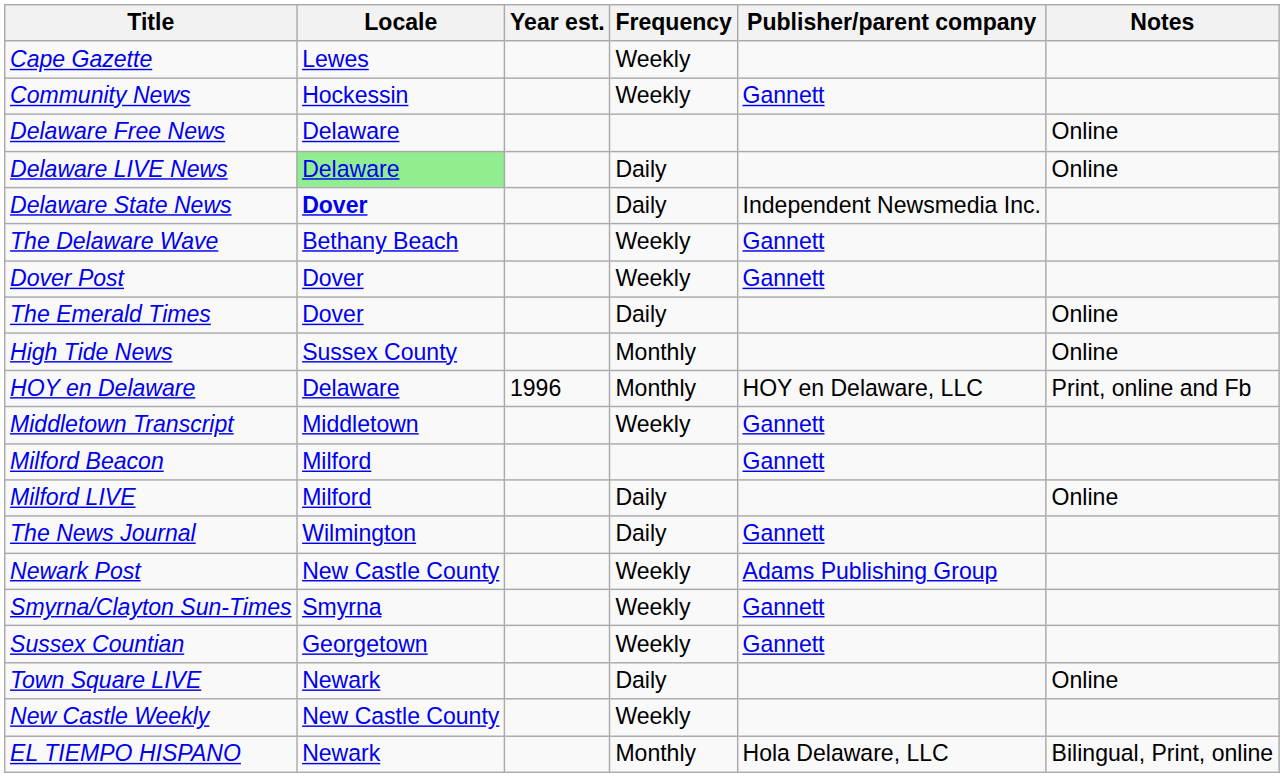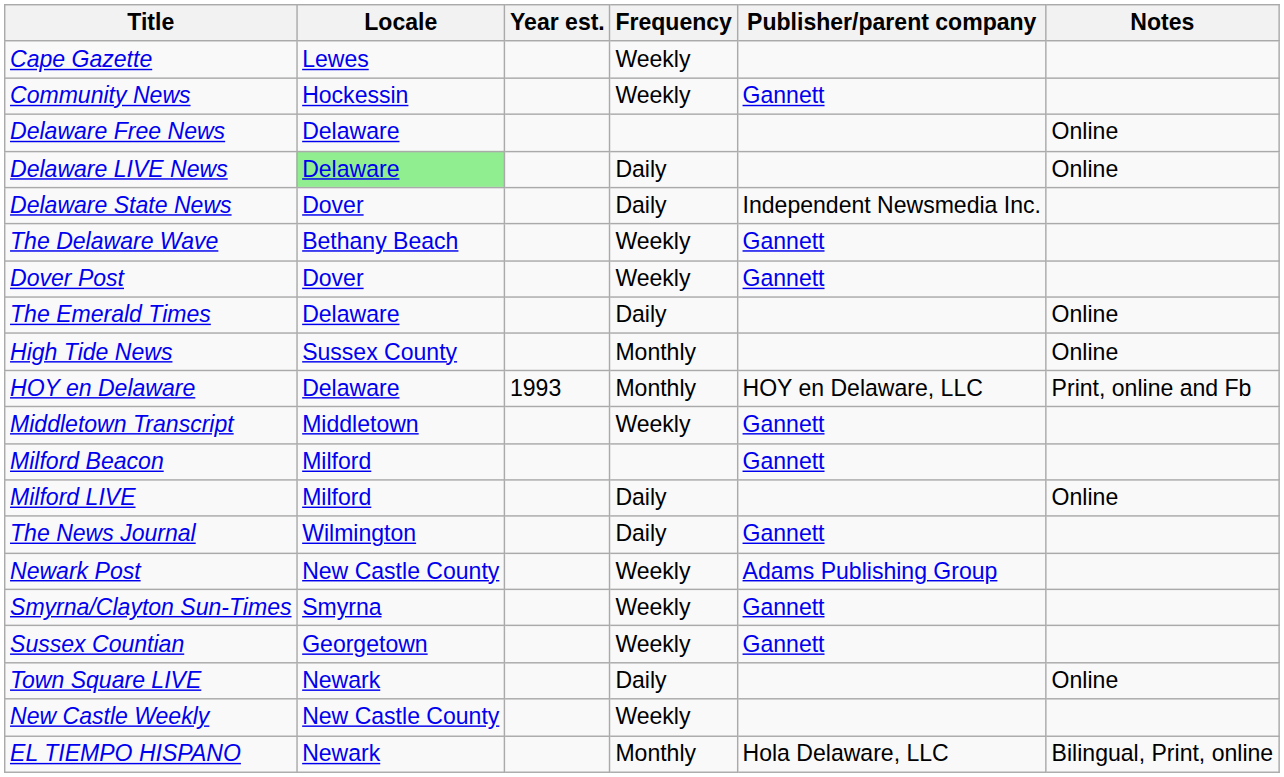(335, 205) bold -> (333, 205) normal
(333, 315) Dover -> (351, 315) Delaware
(536, 388) 1996 -> (536, 388) 1993
